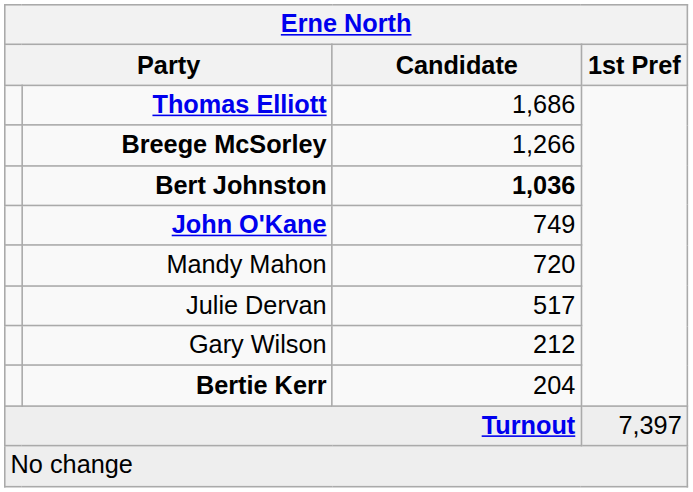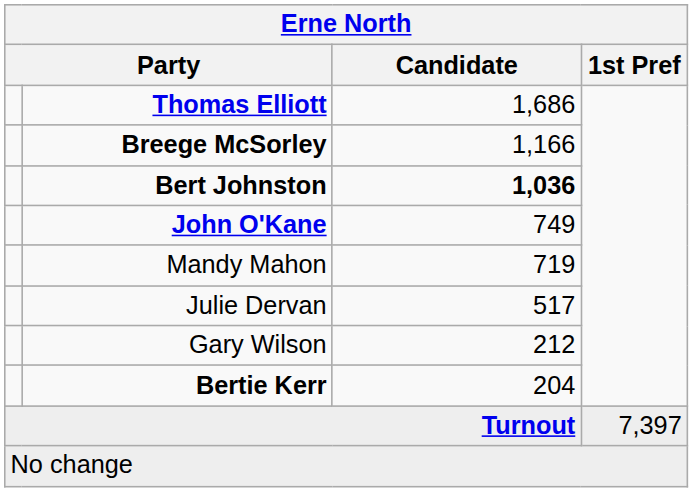(544, 144) 1,266 -> (544, 144) 1,166
(554, 265) 720 -> (554, 265) 719
